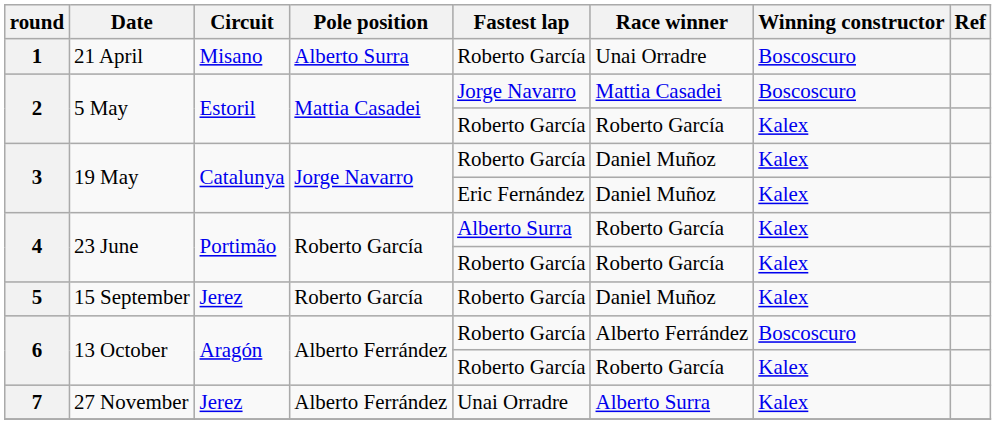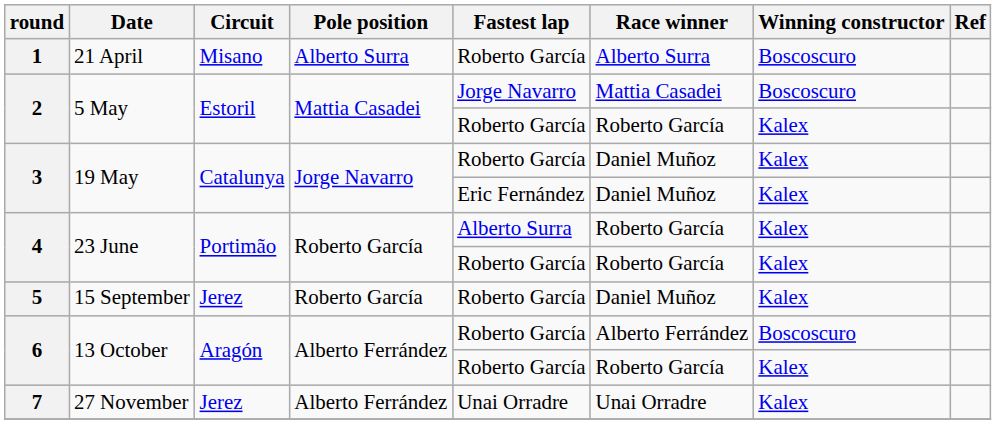(651, 55) Unai Orradre -> (653, 55) Alberto Surra
(653, 401) Alberto Surra -> (651, 401) Unai Orradre
